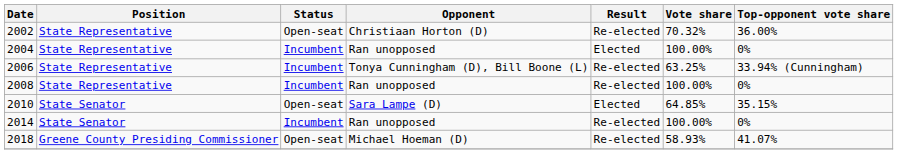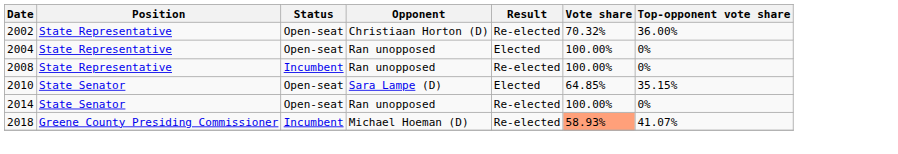(314, 49) Incumbent -> (314, 49) Open-seat
- row: (20, 67)
(314, 121) Incumbent -> (314, 103) Open-seat
(314, 139) Open-seat -> (314, 121) Incumbent
(685, 139) no background -> (586, 121) lightsalmon background
